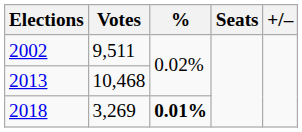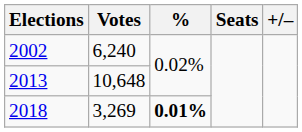(114, 50) 9,511 -> (114, 50) 6,240
(119, 80) 10,468 -> (119, 80) 10,648
